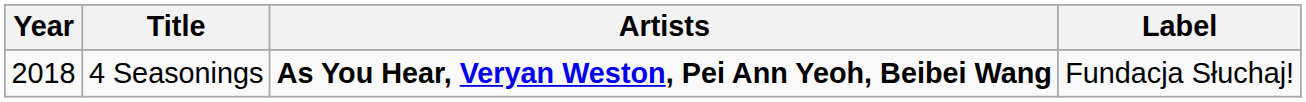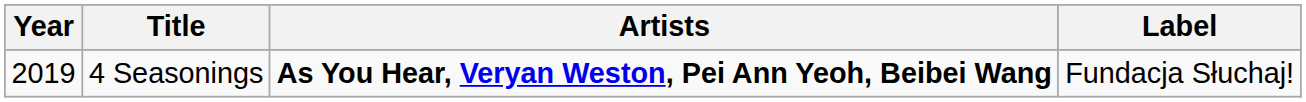(44, 73) 2018 -> (44, 73) 2019
